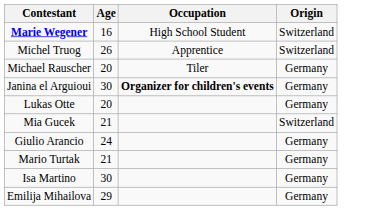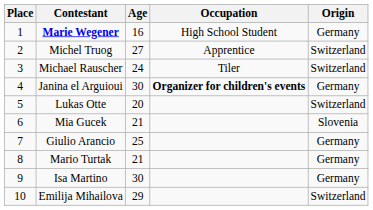+ column: (20, 13)
(307, 31) Switzerland -> (338, 31) Germany
(106, 50) 26 -> (138, 50) 27
(106, 68) 20 -> (138, 68) 24
(307, 68) Germany -> (338, 68) Switzerland
(307, 104) Germany -> (338, 104) Switzerland
(307, 123) Switzerland -> (338, 123) Slovenia
(106, 141) 24 -> (138, 141) 25
(307, 196) Germany -> (338, 196) Switzerland
